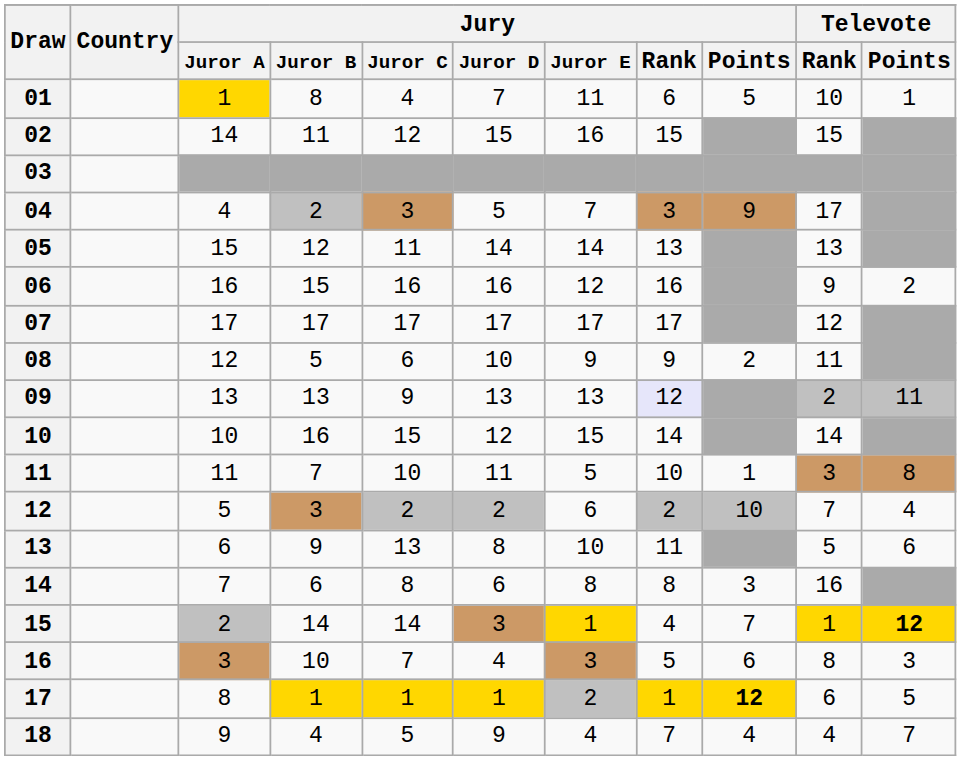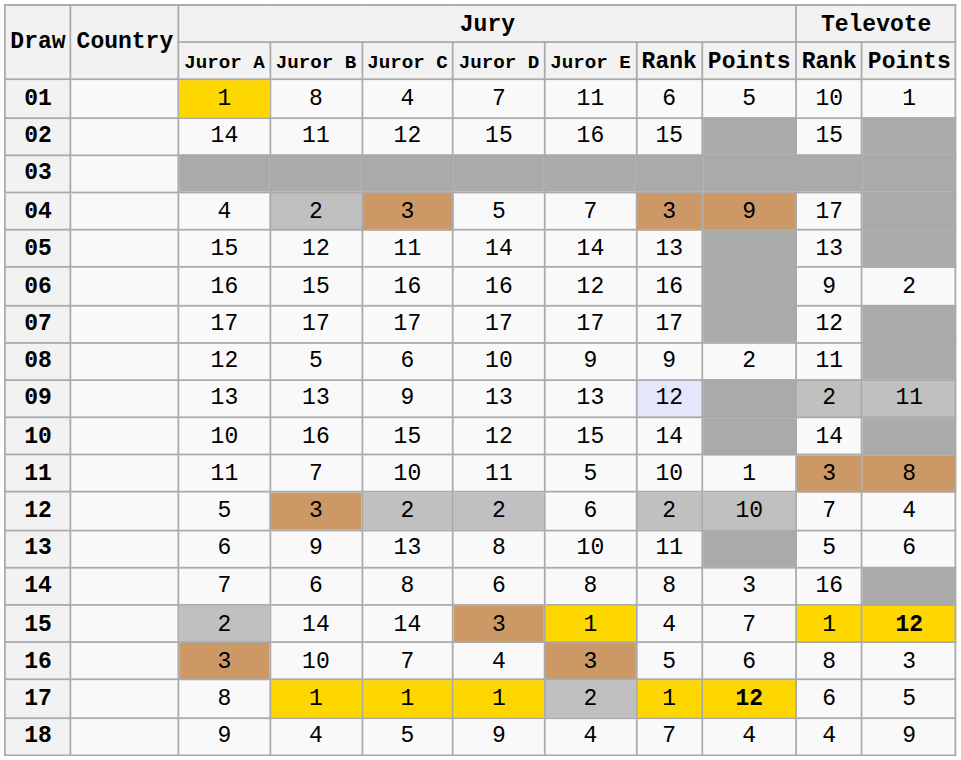(909, 736) 7 -> (909, 736) 9
